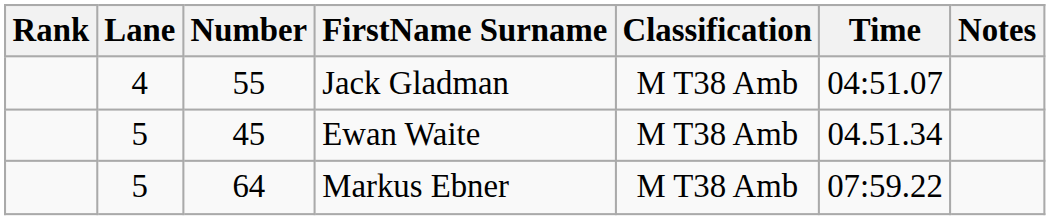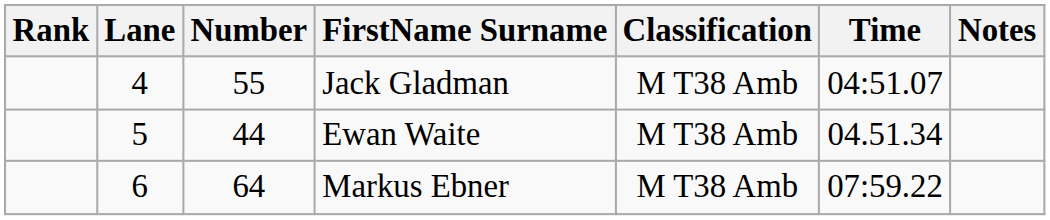(249, 134) 45 -> (249, 134) 44
(140, 186) 5 -> (140, 186) 6
